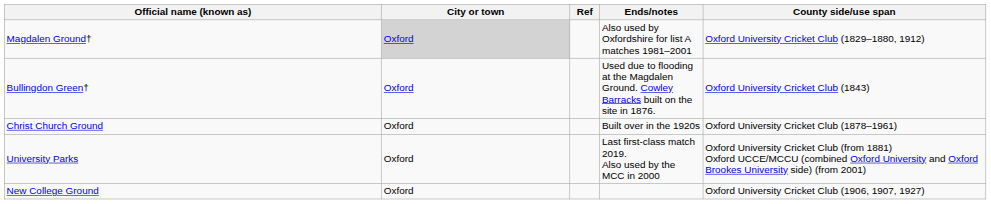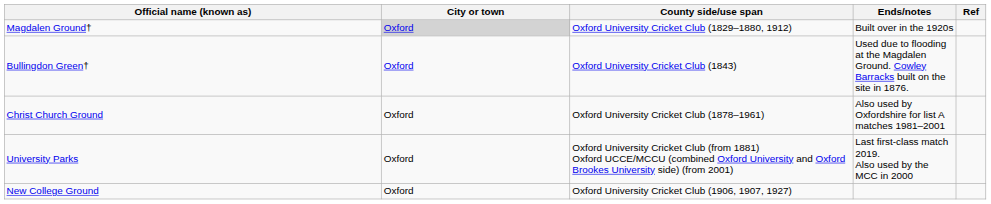columns swapped: (844, 12) <-> (585, 12)
(647, 39) Also used by Oxfordshire for list A matches 1981–2001 -> (904, 28) Built over in the 1920s
(651, 126) Built over in the 1920s -> (900, 115) Also used by Oxfordshire for list A matches 1981–2001
